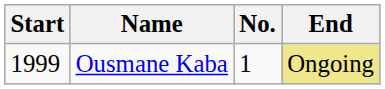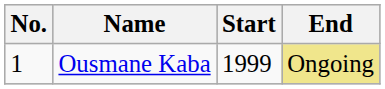columns swapped: (258, 24) <-> (37, 24)
